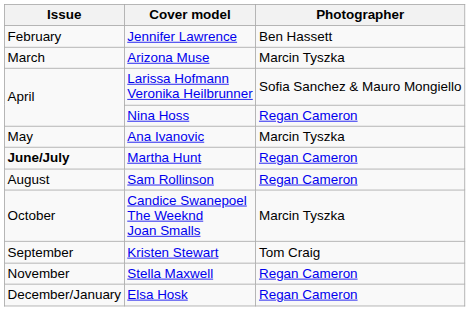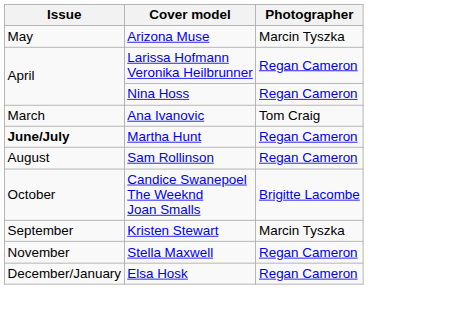- row: (182, 36)
(26, 57) March -> (20, 36) May
(360, 86) Sofia Sanchez & Mauro Mongiello -> (308, 65) Regan Cameron
(20, 136) May -> (26, 115) March
(302, 136) Marcin Tyszka -> (290, 115) Tom Craig
(302, 215) Marcin Tyszka -> (309, 194) Brigitte Lacombe
(290, 252) Tom Craig -> (302, 231) Marcin Tyszka
